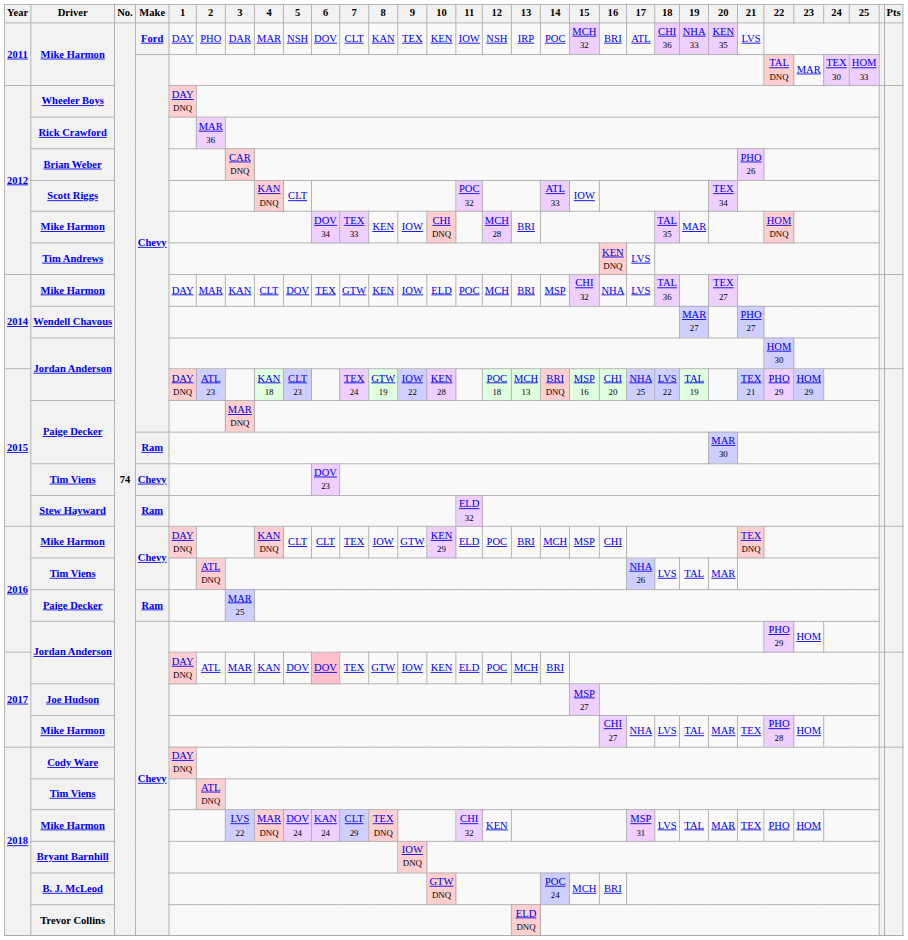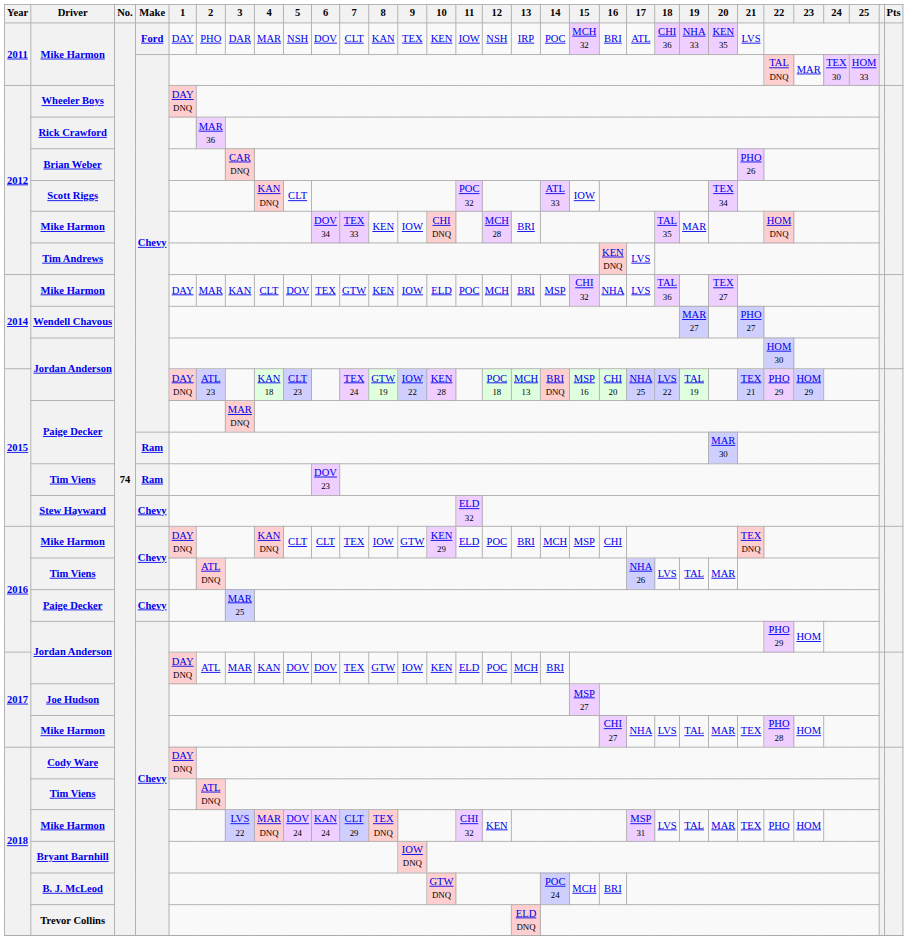(152, 479) Chevy -> (152, 479) Ram
(152, 510) Ram -> (152, 510) Chevy
(152, 605) Ram -> (152, 605) Chevy
(326, 668) pink background -> (326, 668) no background
